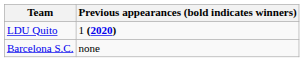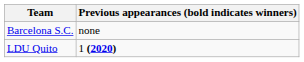rows swapped: (32, 30) <-> (40, 48)
